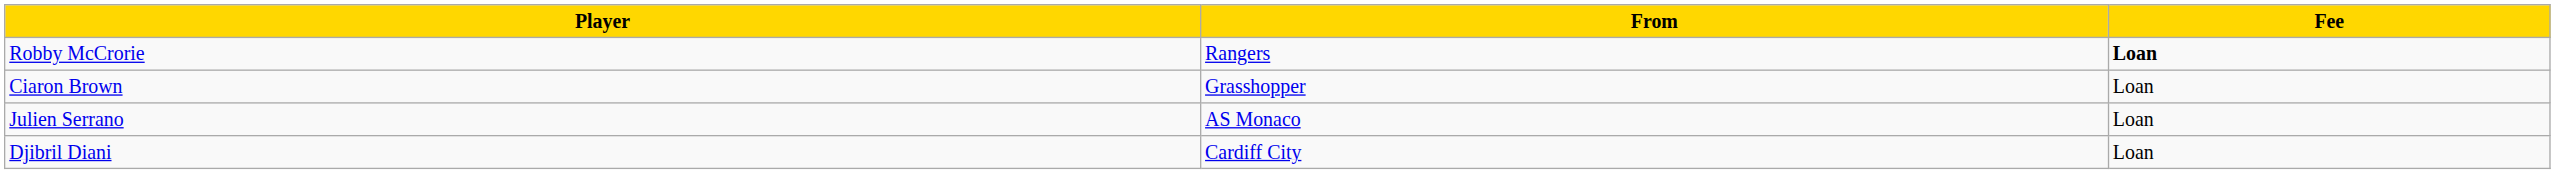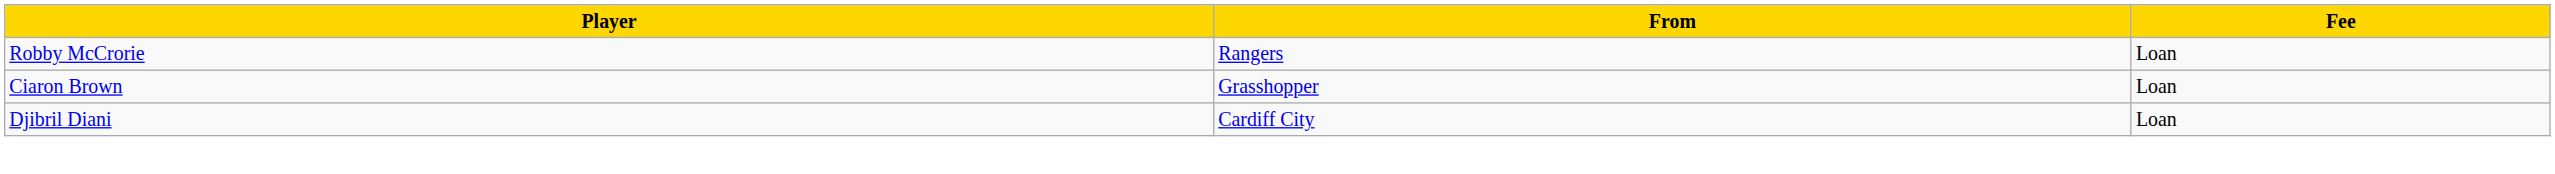(2135, 53) bold -> (2156, 53) normal
- row: (66, 119)
